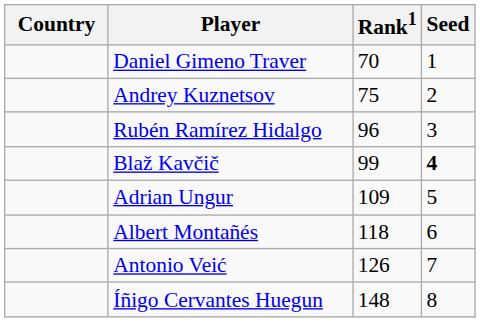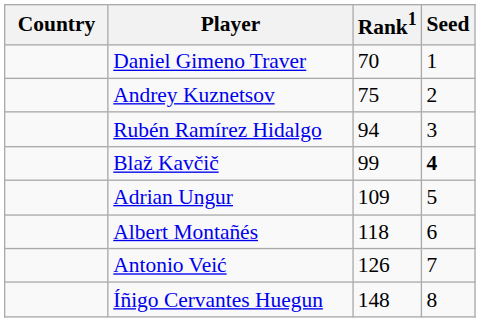(368, 129) 96 -> (368, 129) 94
